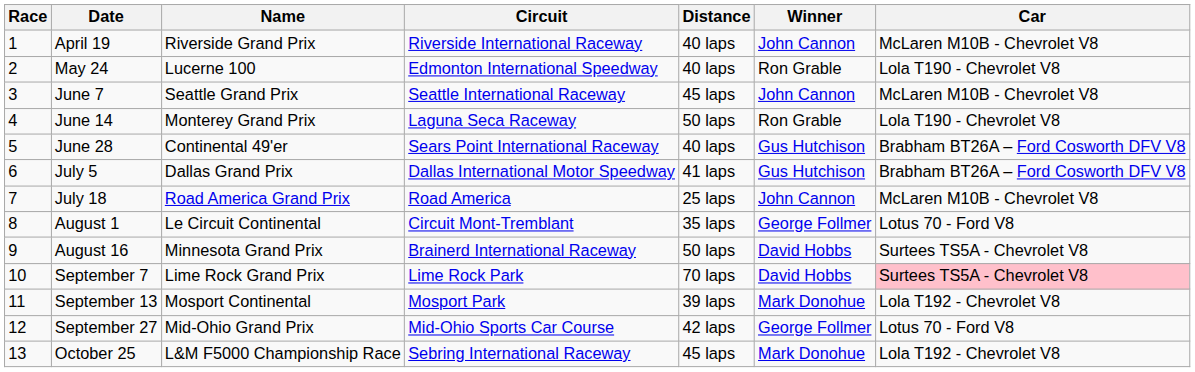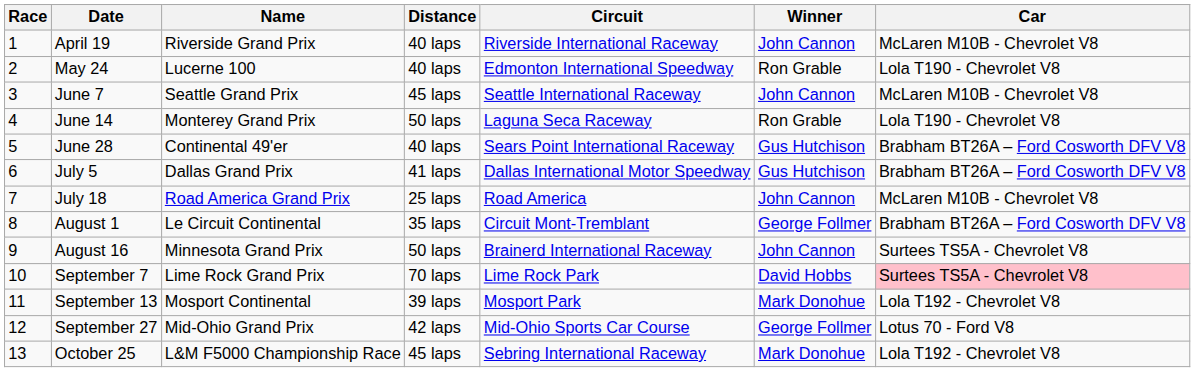columns swapped: (542, 17) <-> (716, 17)
(947, 224) Lotus 70 - Ford V8 -> (1032, 224) Brabham BT26A – Ford Cosworth DFV V8
(805, 250) David Hobbs -> (807, 250) John Cannon
